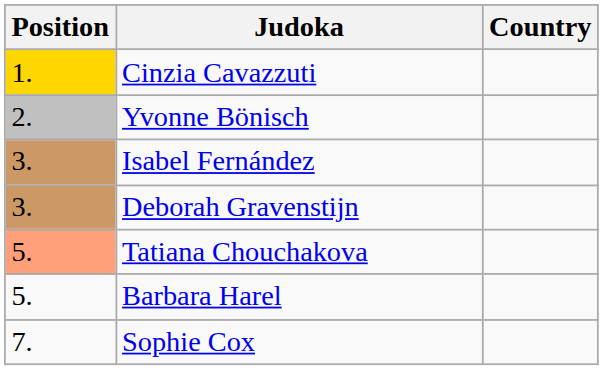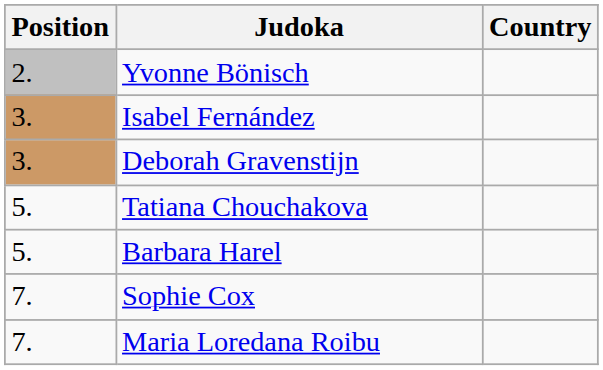- row: (219, 71)
(22, 251) lightsalmon background -> (22, 206) no background
+ row: (251, 341)
